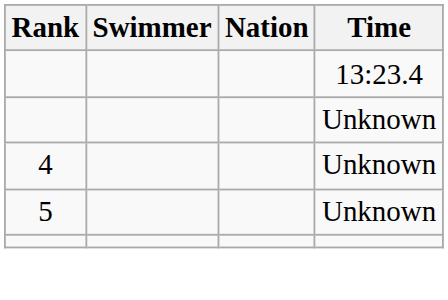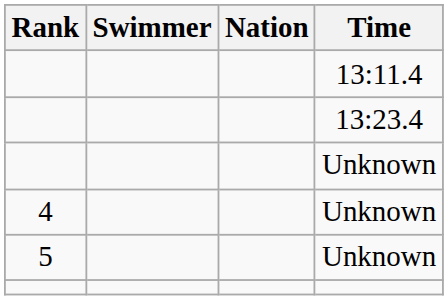+ row: (45, 74)
